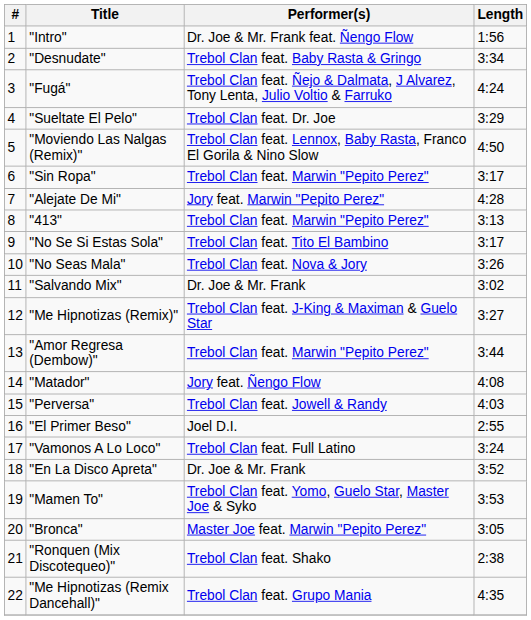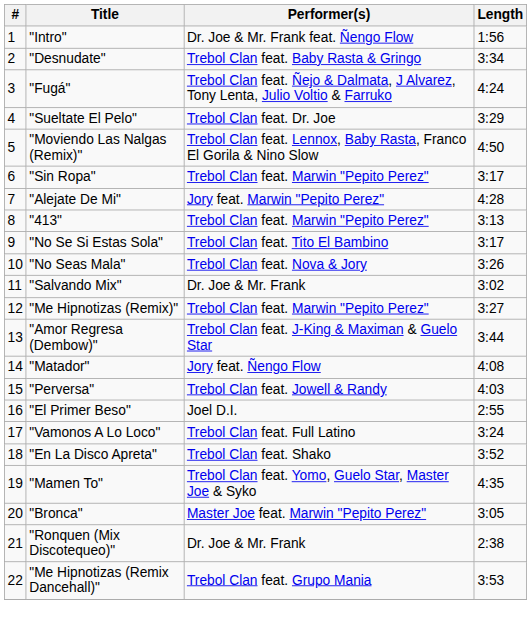(322, 315) Trebol Clan feat. J-King & Maximan & Guelo Star -> (308, 308) Trebol Clan feat. Marwin "Pepito Perez"
(308, 353) Trebol Clan feat. Marwin "Pepito Perez" -> (322, 337) Trebol Clan feat. J-King & Maximan & Guelo Star
(246, 470) Dr. Joe & Mr. Frank -> (259, 454) Trebol Clan feat. Shako
(491, 499) 3:53 -> (491, 484) 4:35
(259, 558) Trebol Clan feat. Shako -> (246, 543) Dr. Joe & Mr. Frank
(491, 596) 4:35 -> (491, 580) 3:53
